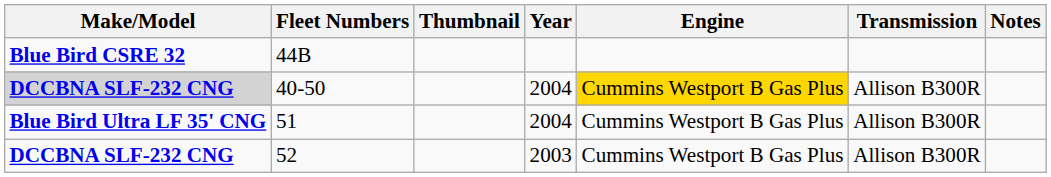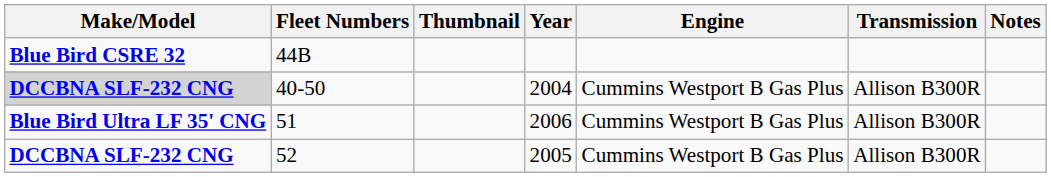(713, 88) gold background -> (713, 88) no background
(551, 121) 2004 -> (551, 121) 2006
(551, 155) 2003 -> (551, 155) 2005
